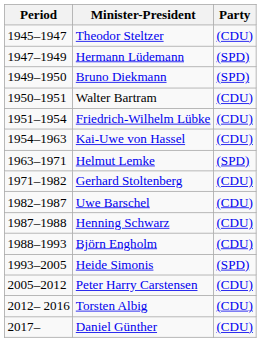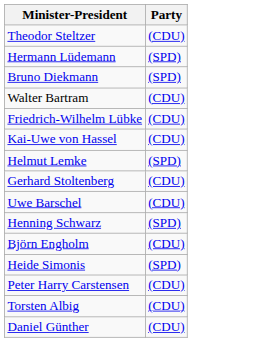- column: (39, 14)
(235, 222) (CDU) -> (165, 222) (SPD)
